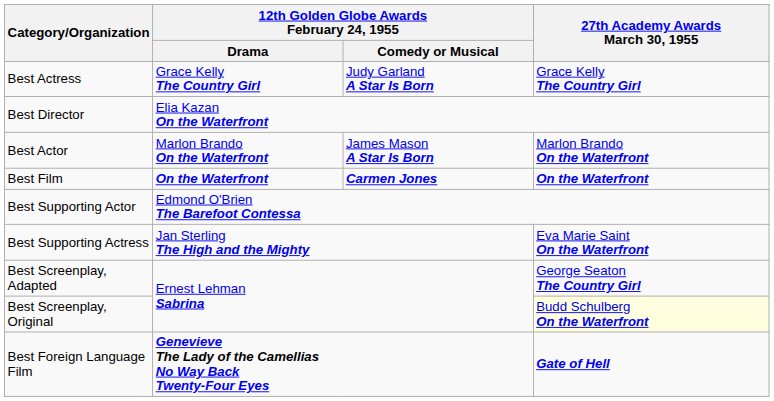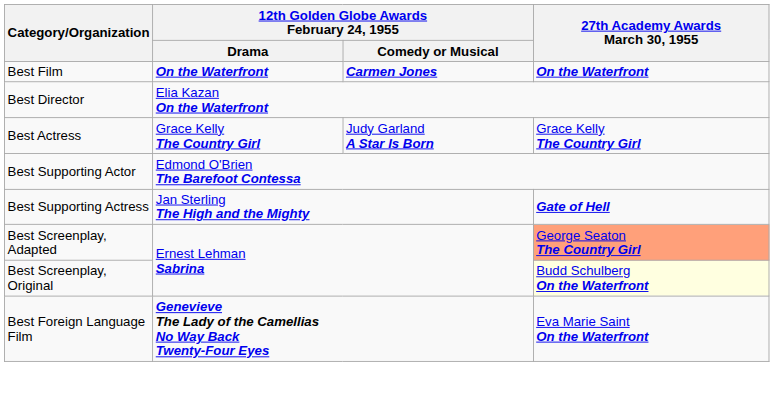rows swapped: (35, 179) <-> (44, 79)
- row: (38, 151)
(592, 243) Eva Marie Saint On the Waterfront -> (573, 207) Gate of Hell
(588, 278) no background -> (588, 243) lightsalmon background
(573, 364) Gate of Hell -> (592, 329) Eva Marie Saint On the Waterfront
